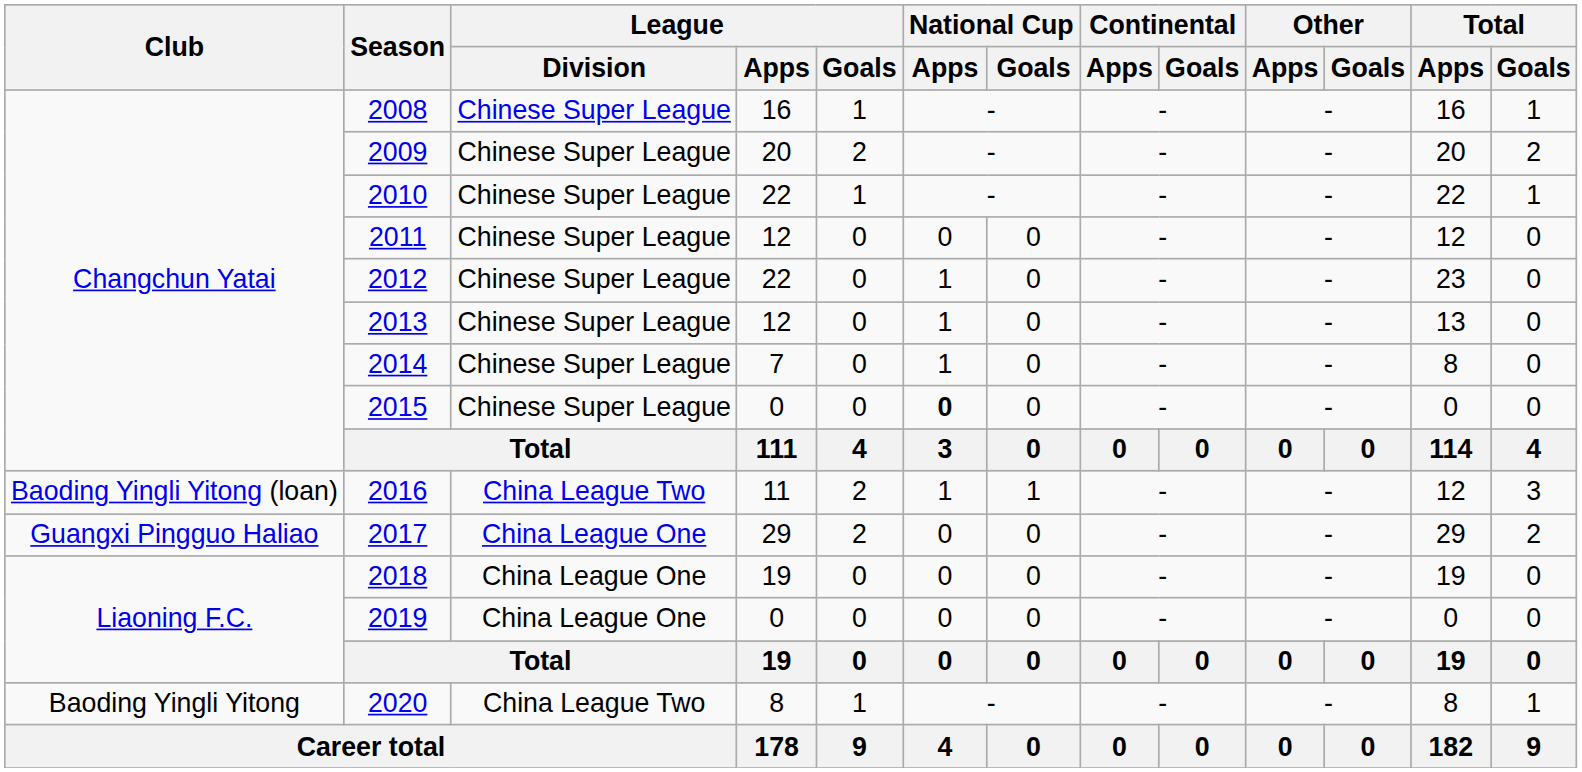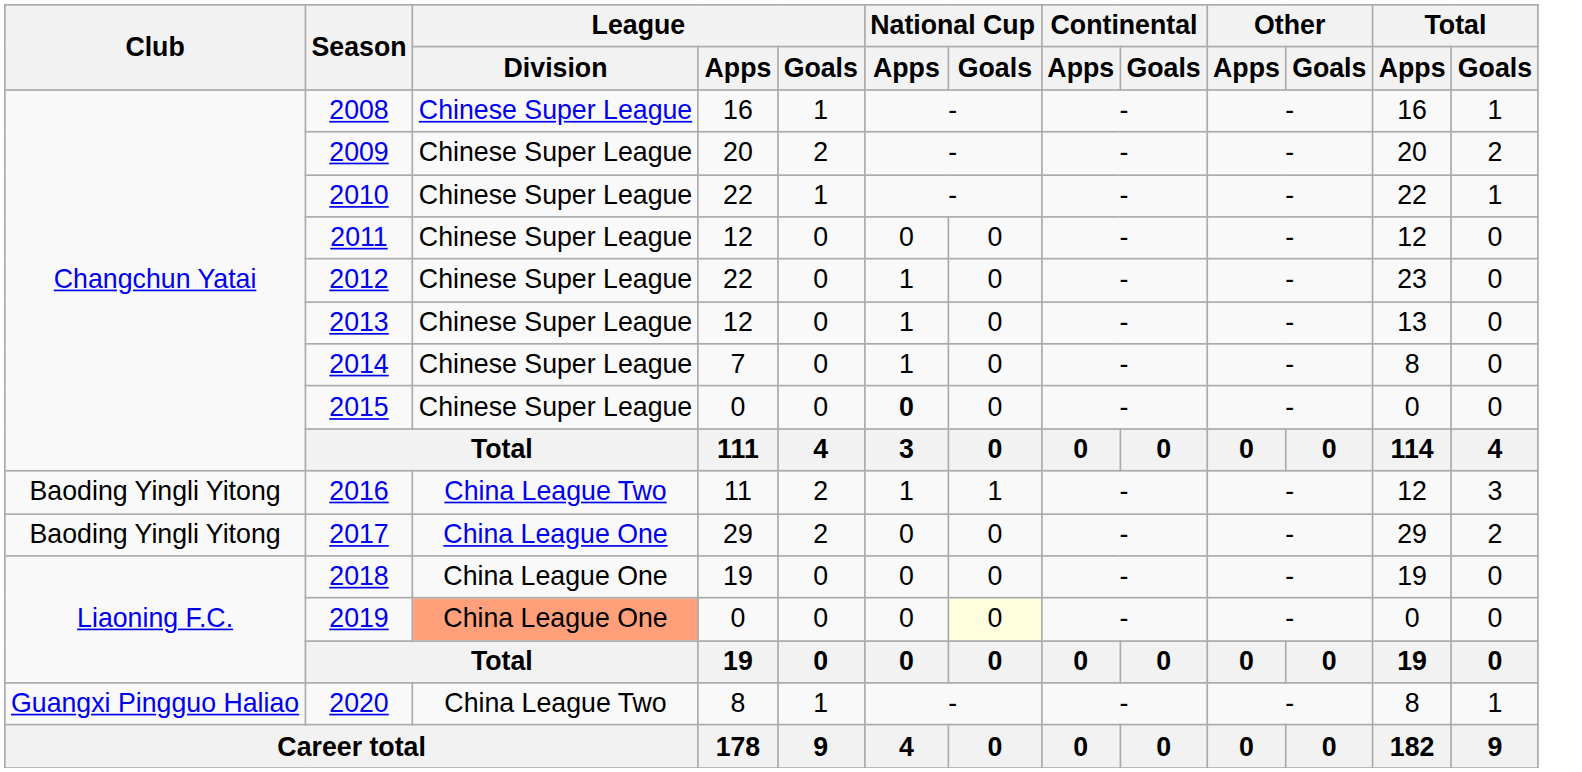(174, 491) Baoding Yingli Yitong (loan) -> (155, 491) Baoding Yingli Yitong
(174, 534) Guangxi Pingguo Haliao -> (155, 534) Baoding Yingli Yitong
(594, 618) no background -> (556, 618) lightsalmon background
(1034, 618) no background -> (995, 618) lightyellow background
(174, 703) Baoding Yingli Yitong -> (155, 703) Guangxi Pingguo Haliao
